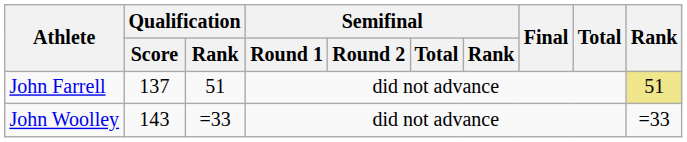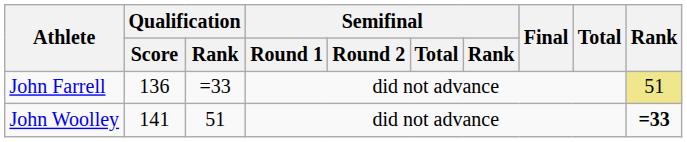(154, 87) 137 -> (154, 87) 136
(215, 87) 51 -> (215, 87) =33
(154, 120) 143 -> (154, 120) 141
(215, 120) =33 -> (215, 120) 51
(654, 120) normal -> (654, 120) bold
